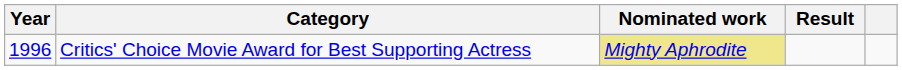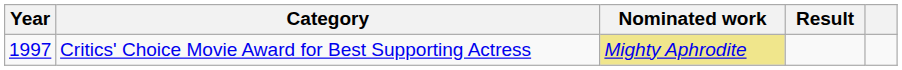(30, 49) 1996 -> (30, 49) 1997
